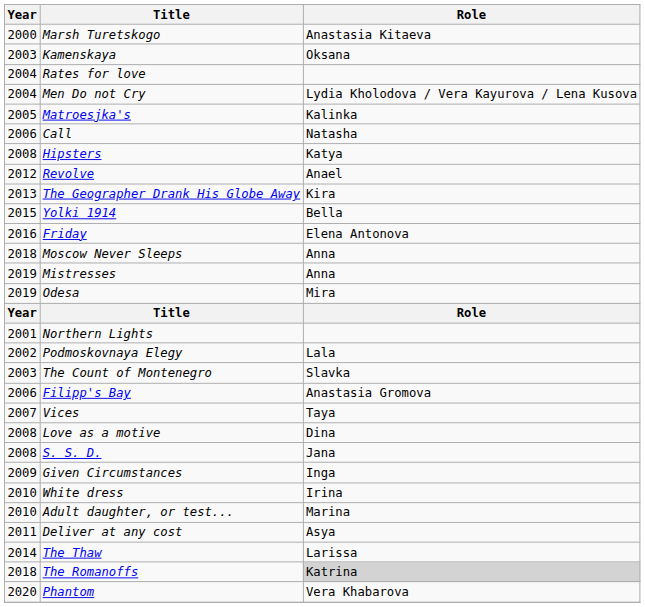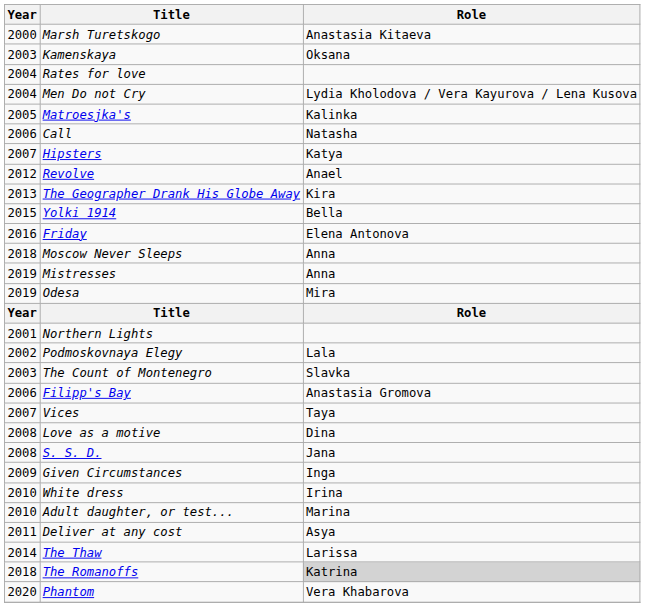(22, 154) 2008 -> (22, 154) 2007
